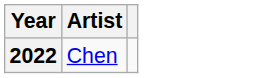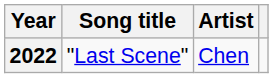+ column: (128, 21)
